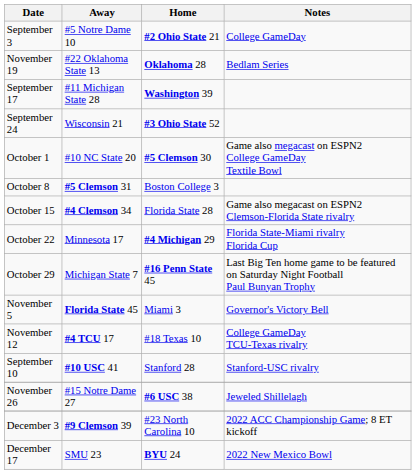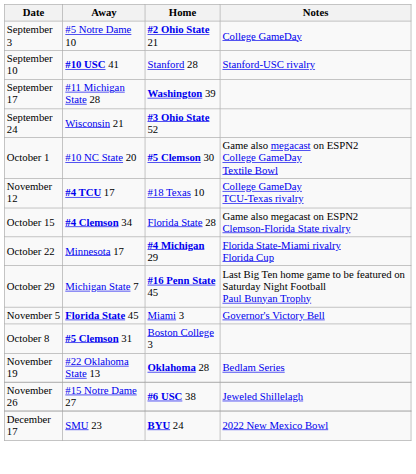rows swapped: (30, 367) <-> (29, 65)
rows swapped: (28, 187) <-> (29, 338)
- row: (33, 425)
